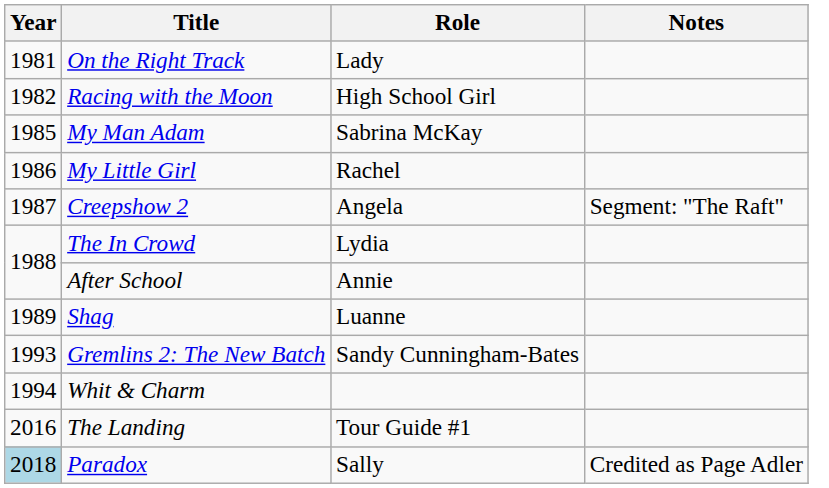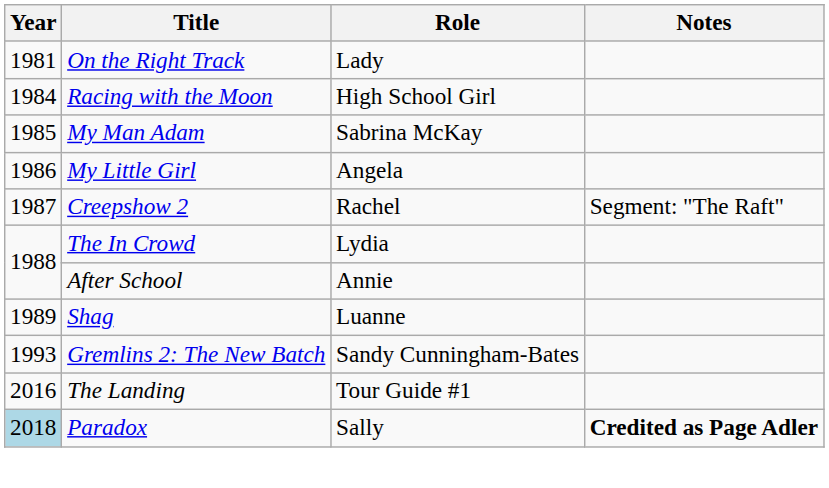(33, 96) 1982 -> (33, 96) 1984
(368, 170) Rachel -> (370, 170) Angela
(370, 206) Angela -> (368, 206) Rachel
- row: (136, 390)
(696, 464) normal -> (704, 427) bold
